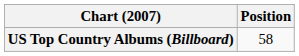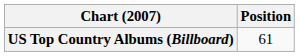(266, 39) 58 -> (266, 39) 61
